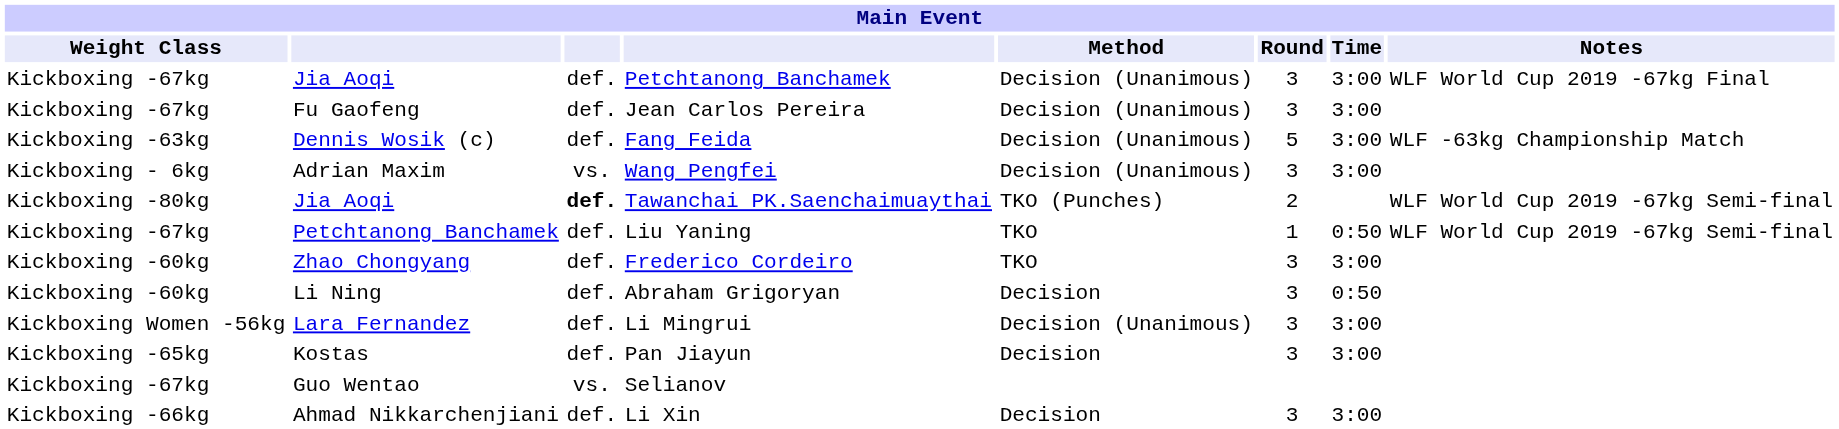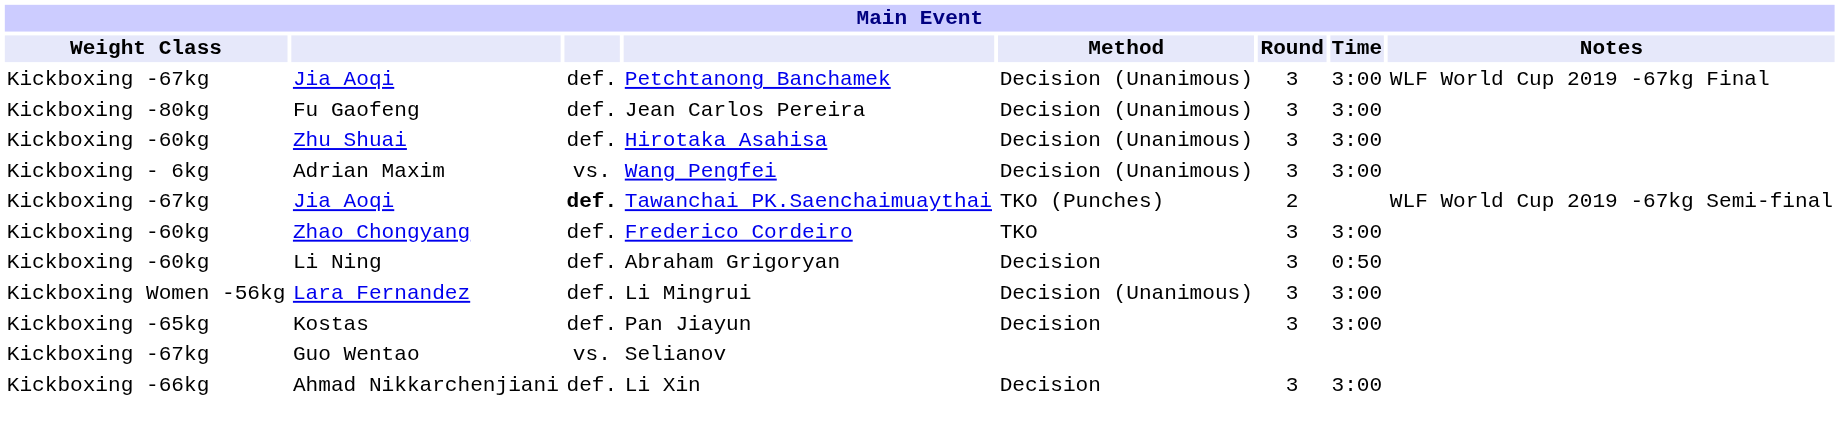(108, 110) Kickboxing -67kg -> (108, 110) Kickboxing -80kg
+ row: (726, 140)
- row: (688, 140)
(108, 202) Kickboxing -80kg -> (108, 202) Kickboxing -67kg
- row: (688, 232)
